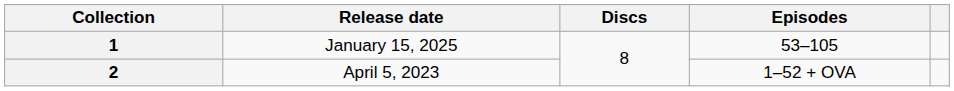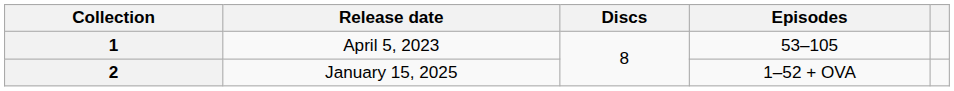(391, 45) January 15, 2025 -> (391, 45) April 5, 2023
(391, 72) April 5, 2023 -> (391, 72) January 15, 2025
